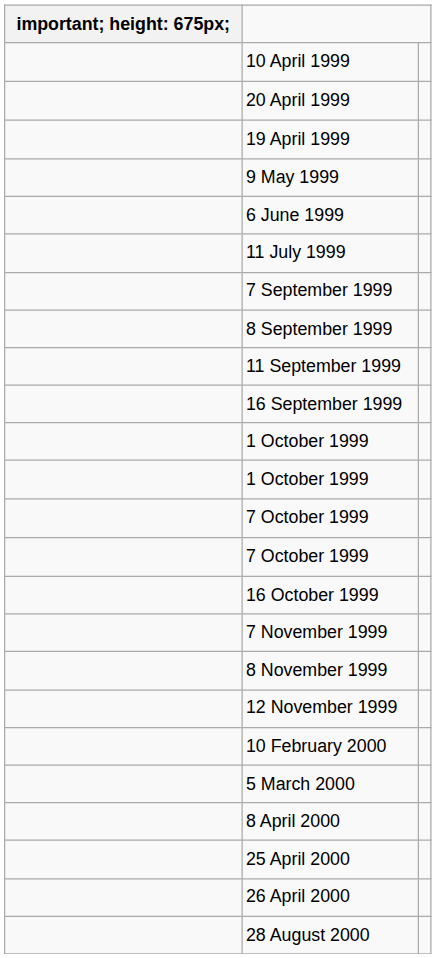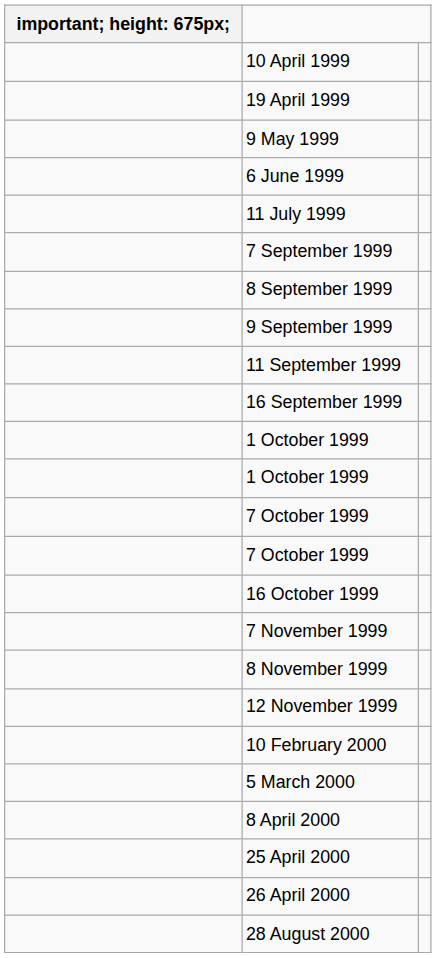- row: (123, 100)
+ row: (123, 327)
